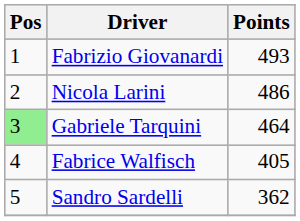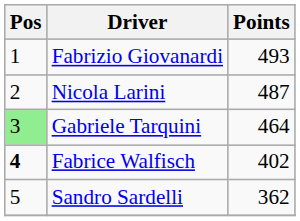(274, 91) 486 -> (274, 91) 487
(15, 161) normal -> (15, 161) bold
(274, 161) 405 -> (274, 161) 402
